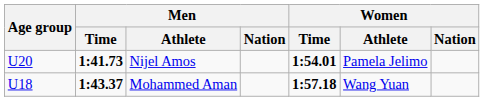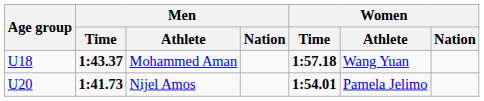rows swapped: (163, 61) <-> (183, 84)
